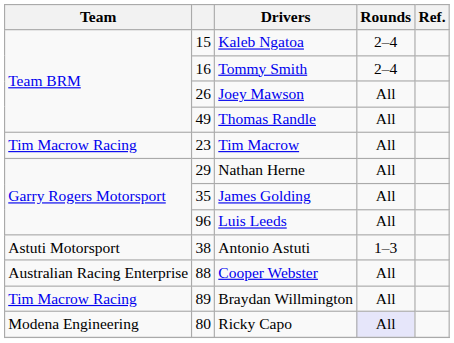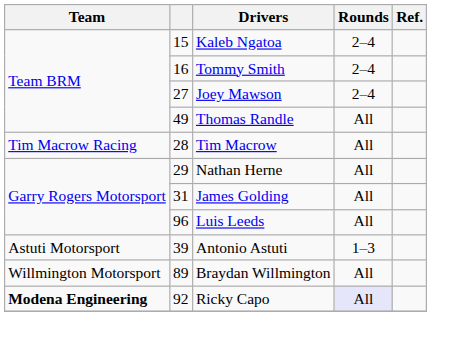(203, 93) 26 -> (181, 93) 27
(386, 93) All -> (363, 93) 2–4
(203, 144) 23 -> (181, 144) 28
(203, 195) 35 -> (181, 195) 31
(203, 247) 38 -> (181, 247) 39
- row: (268, 272)
(73, 298) Tim Macrow Racing -> (84, 272) Willmington Motorsport
(73, 323) normal -> (78, 298) bold
(203, 323) 80 -> (181, 298) 92
